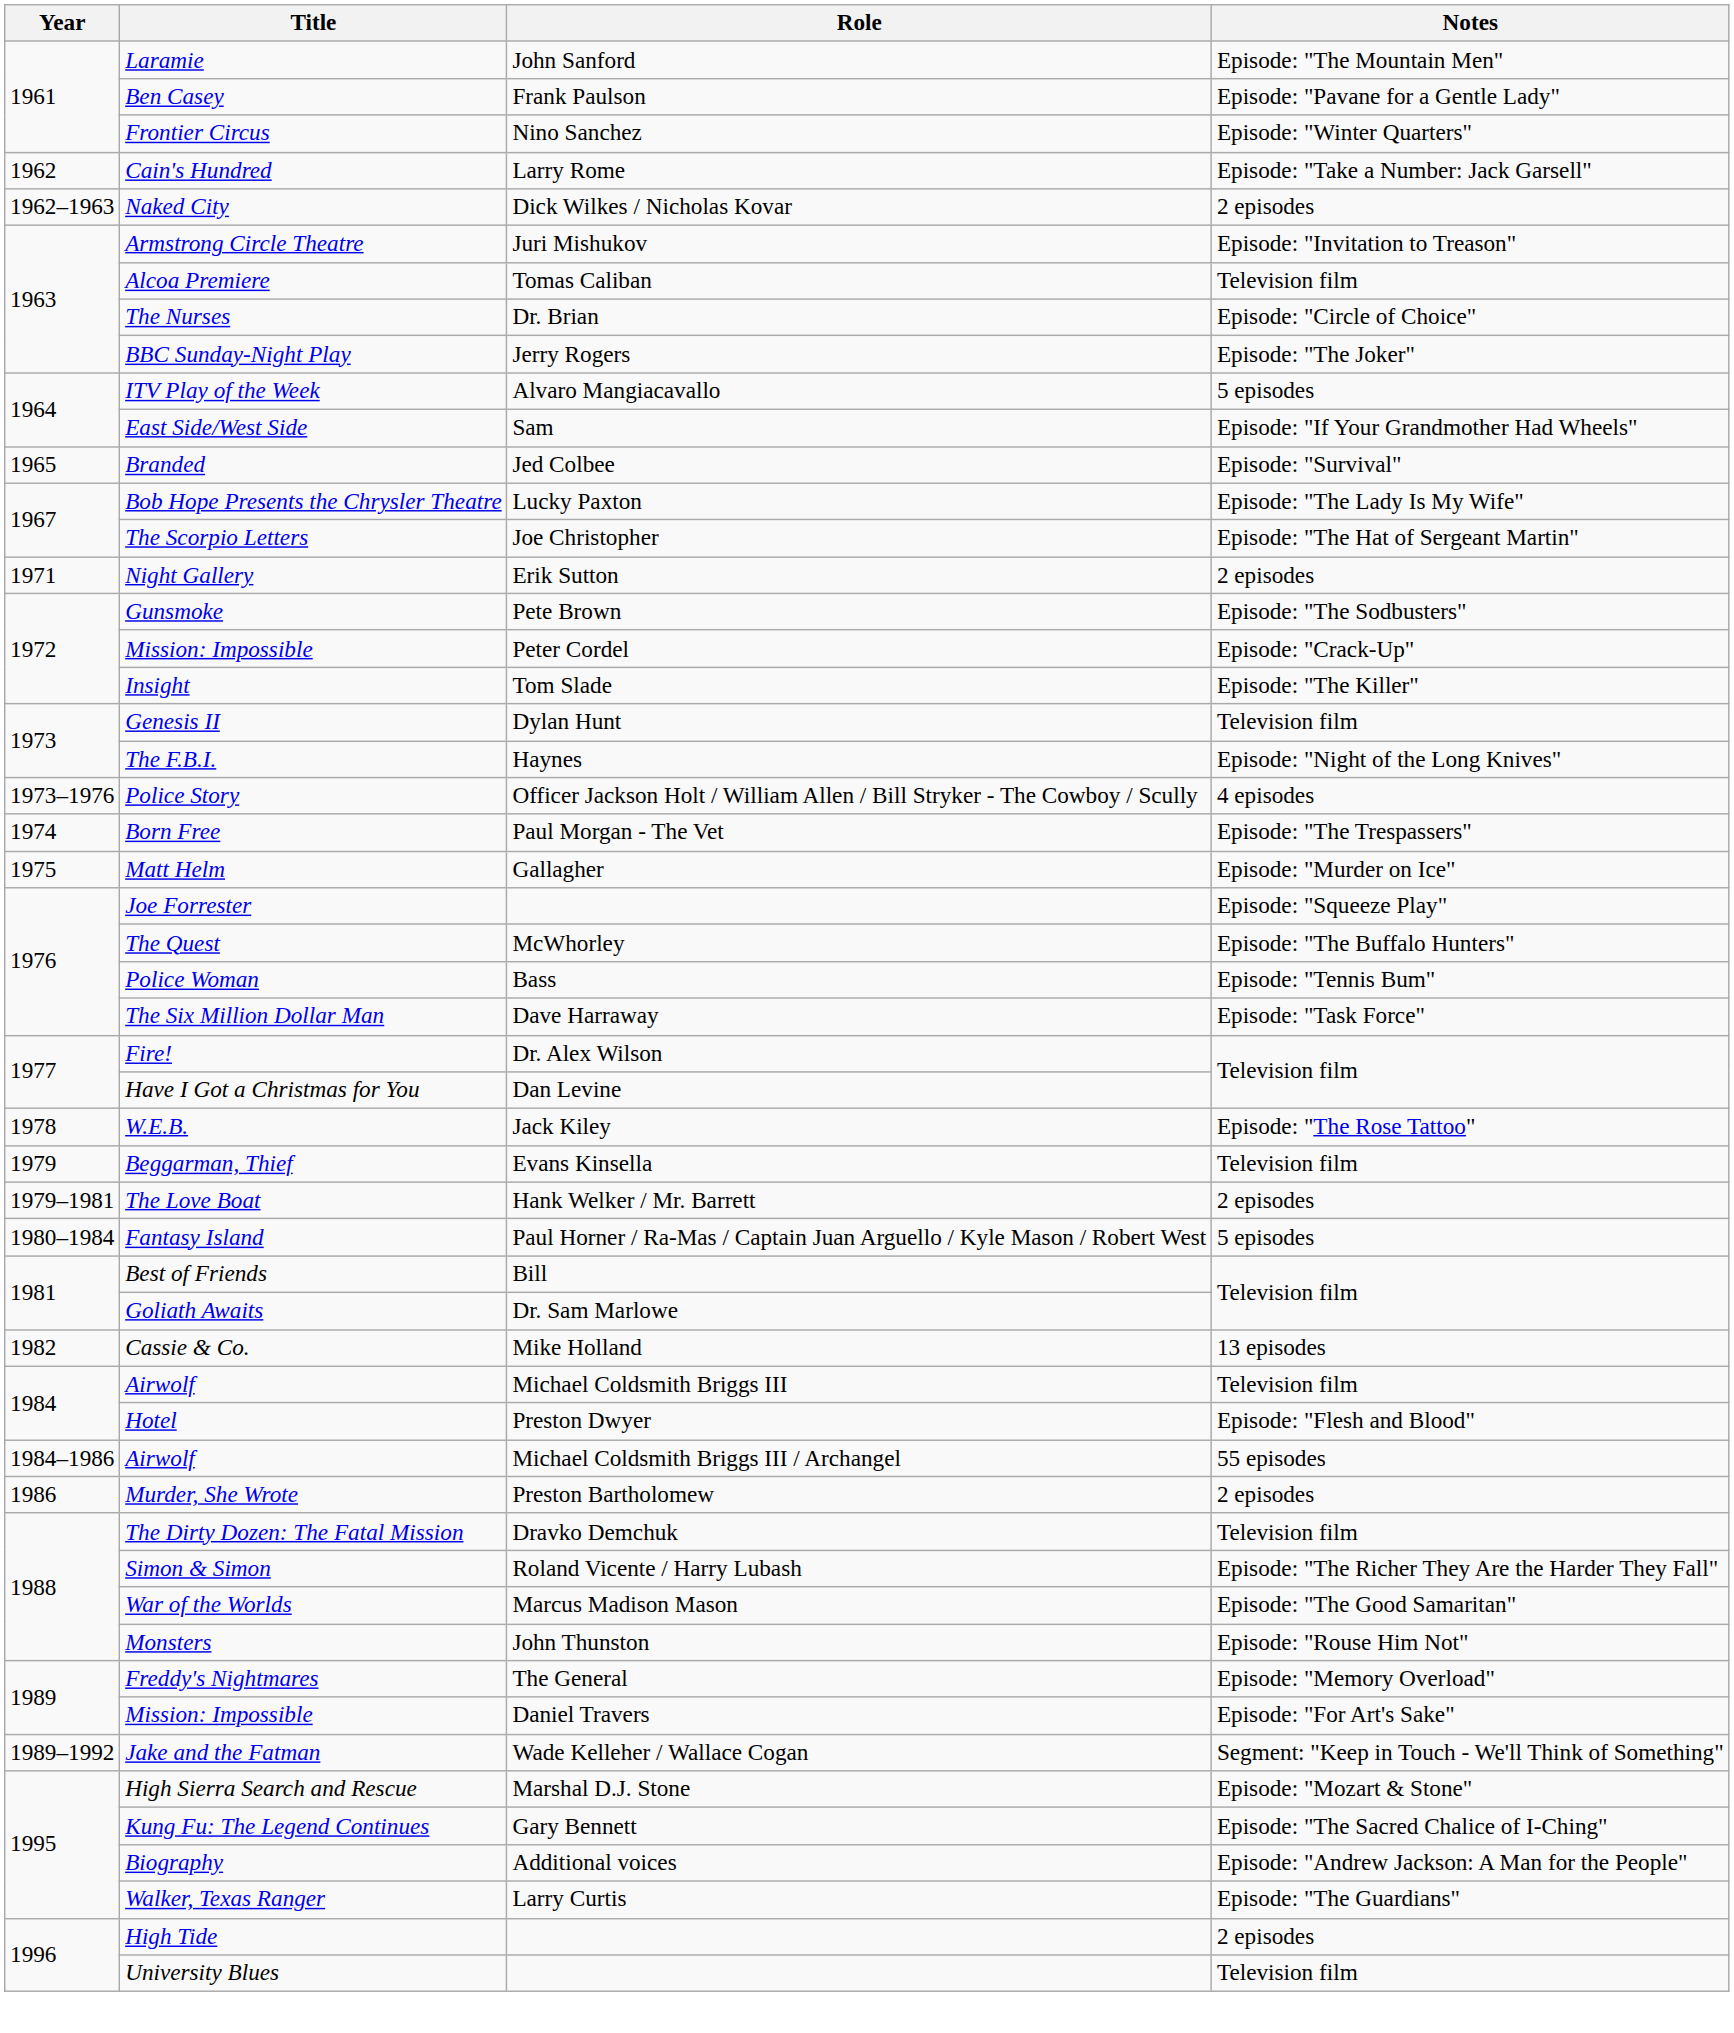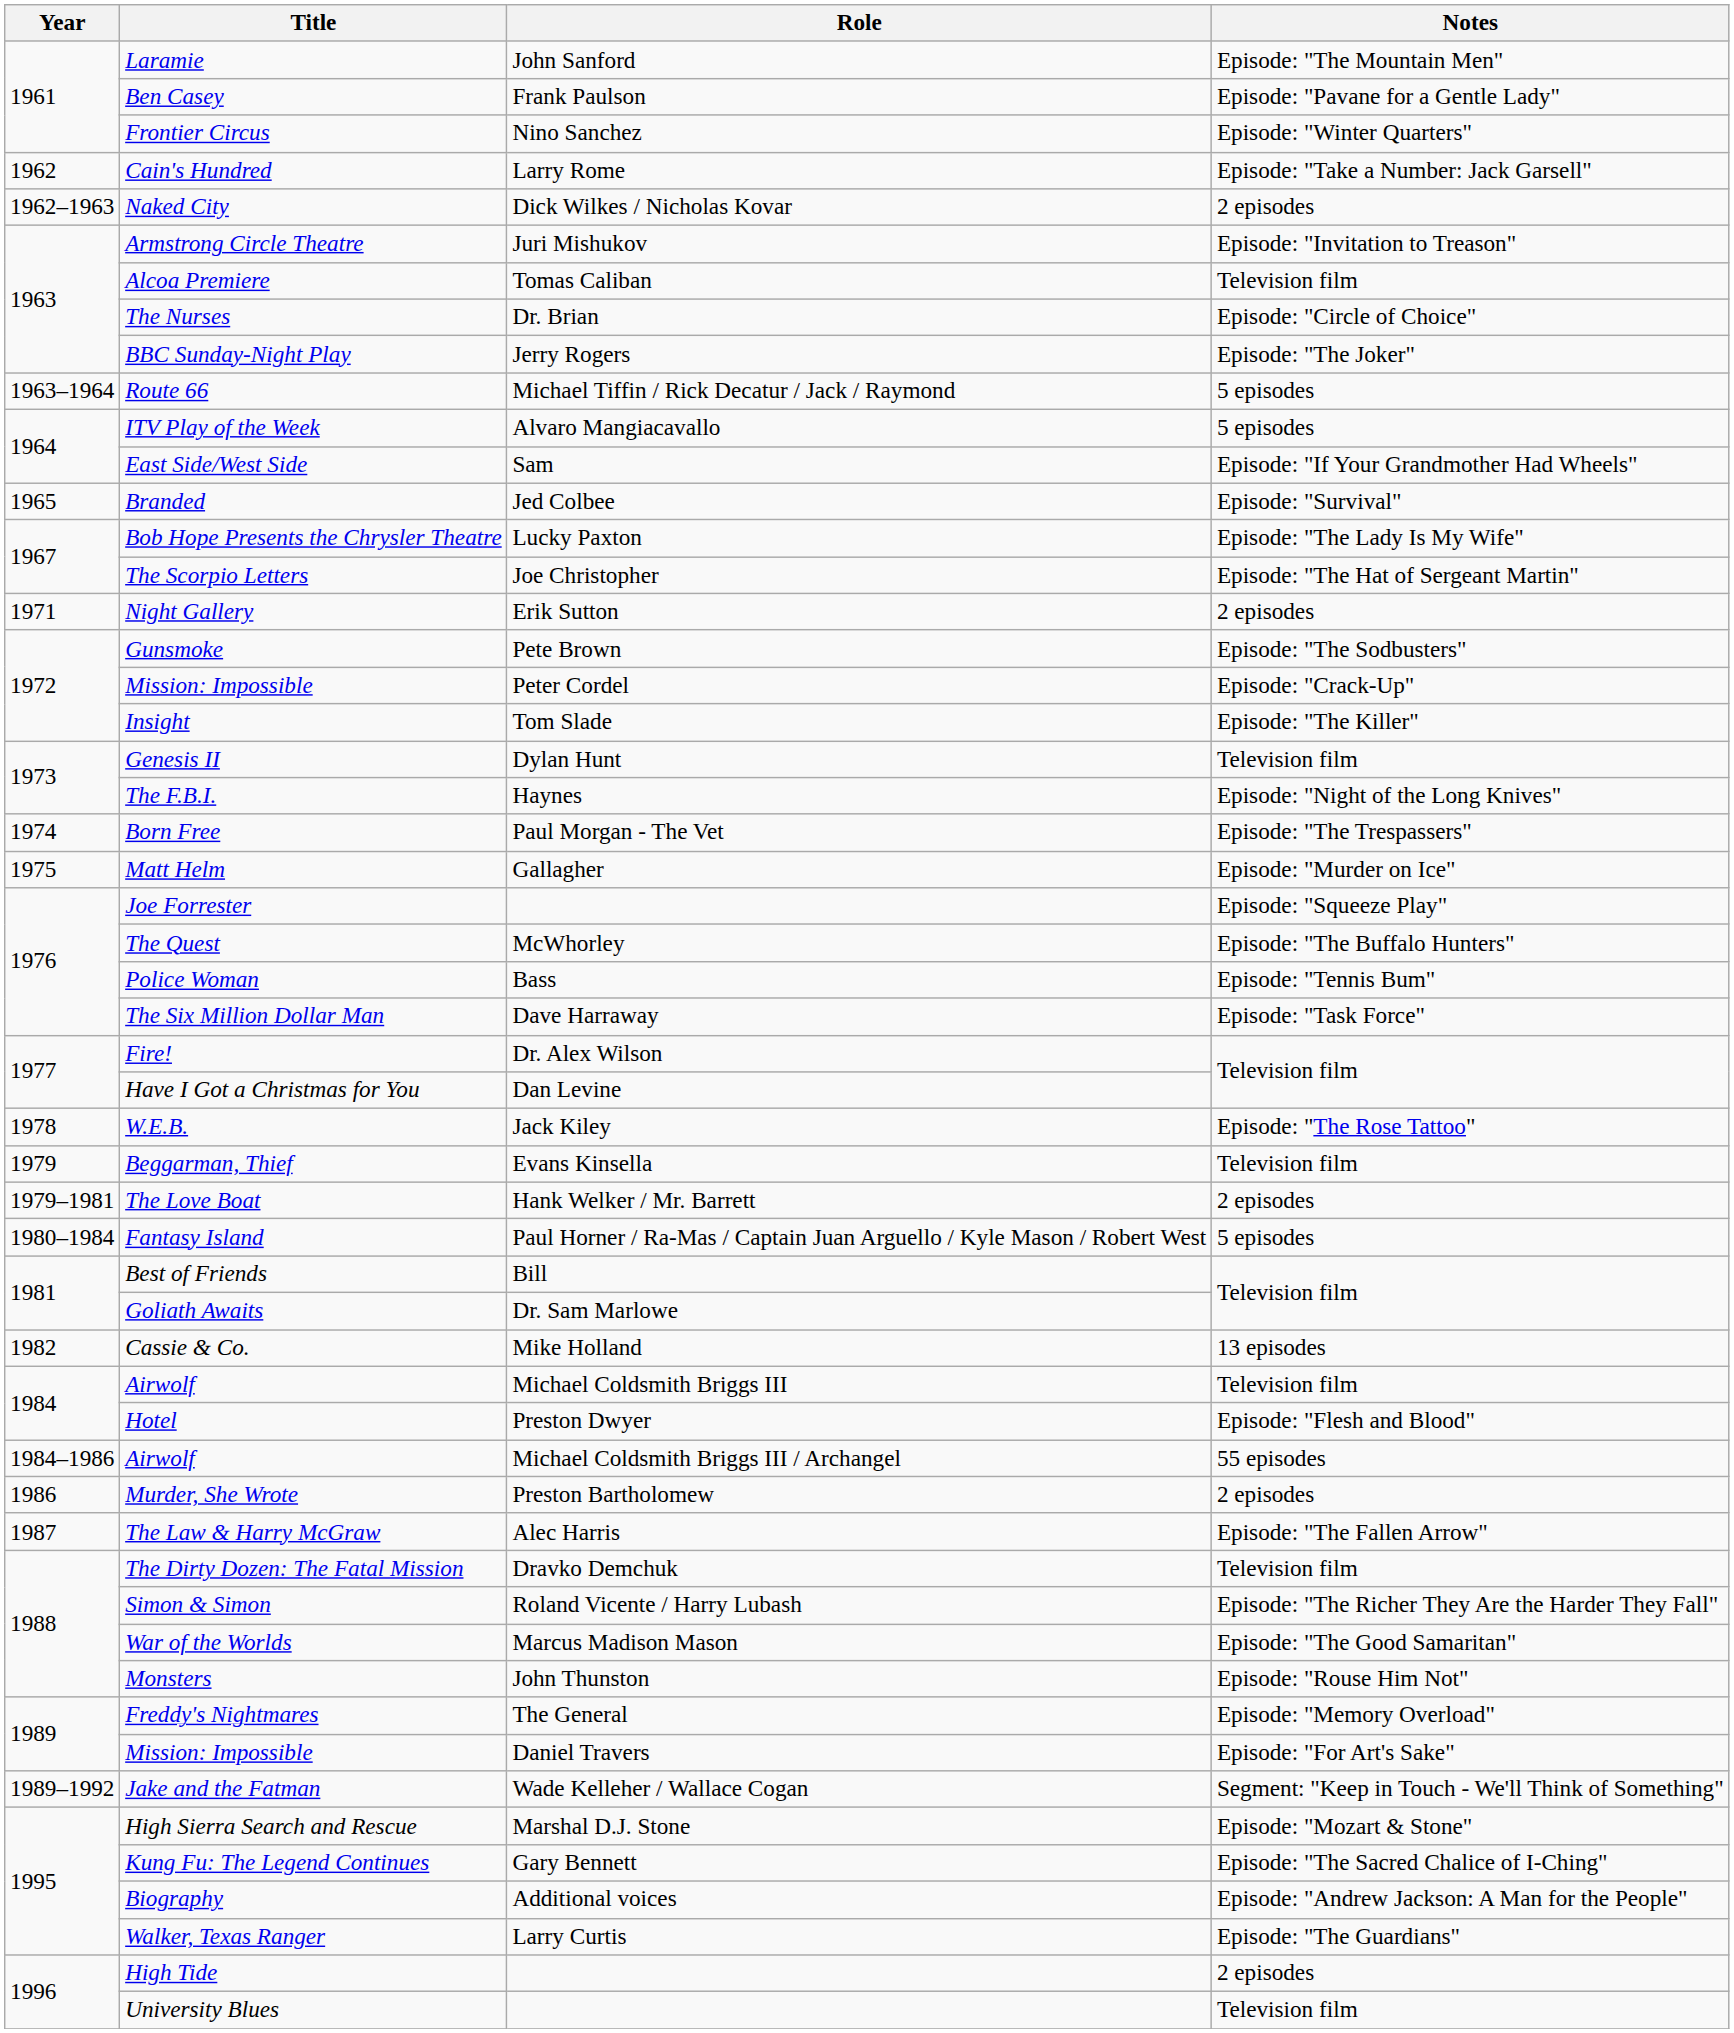+ row: (167, 390)
- row: (182, 795)
+ row: (253, 1531)
